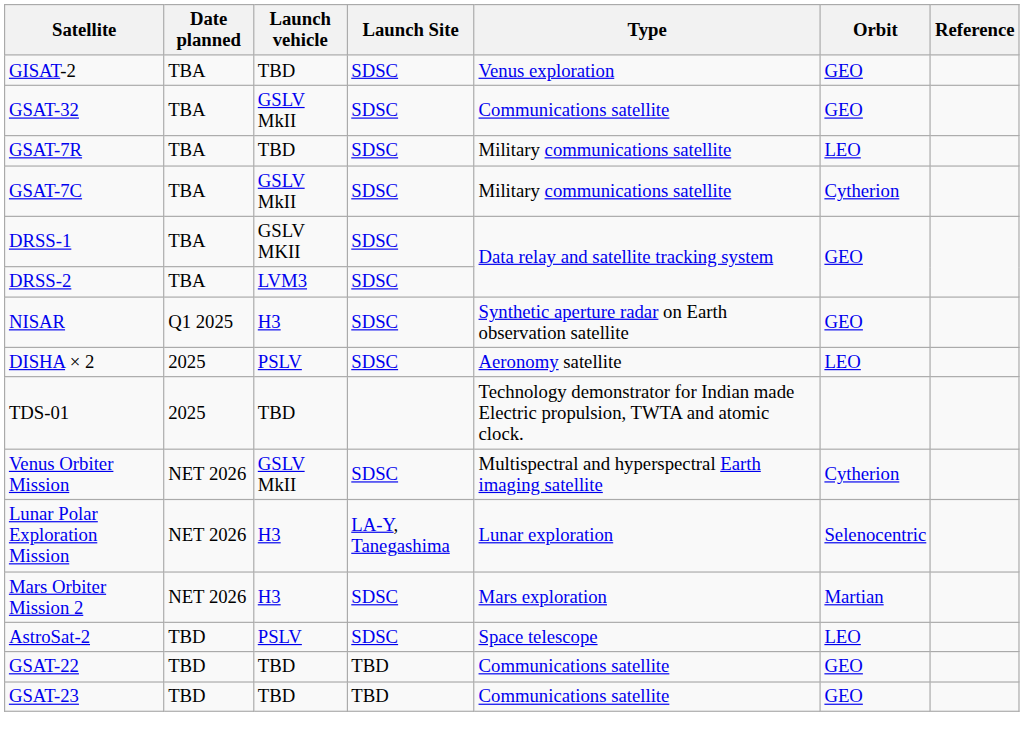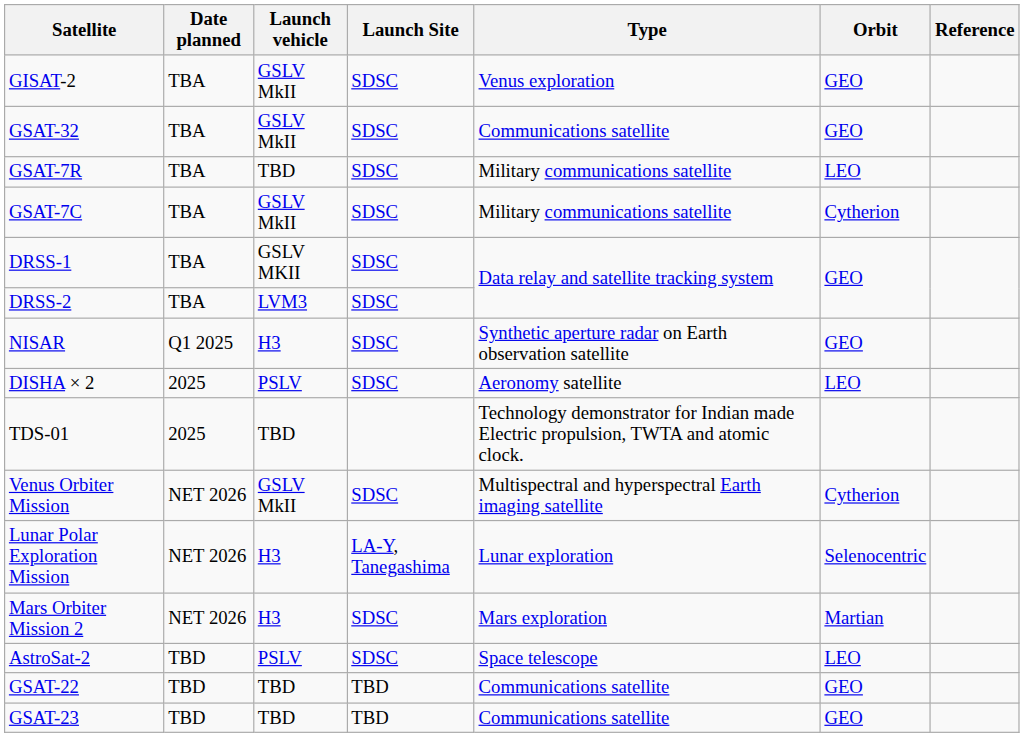(277, 70) TBD -> (281, 80) GSLV MkII
